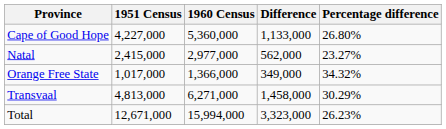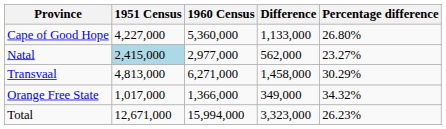(140, 54) no background -> (140, 54) lightblue background
rows swapped: (32, 94) <-> (53, 74)
